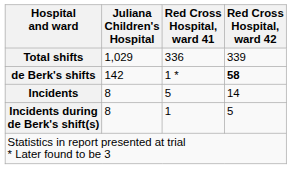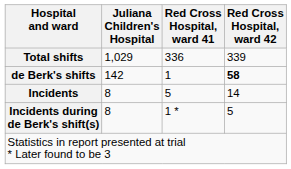(172, 75) 1 * -> (168, 75) 1
(168, 111) 1 -> (172, 111) 1 *
